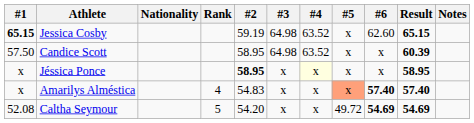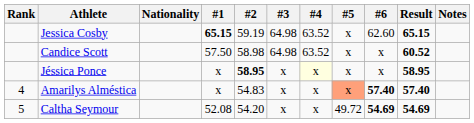columns swapped: (218, 14) <-> (21, 14)
(251, 52) 58.95 -> (251, 52) 58.98
(416, 52) 60.39 -> (416, 52) 60.52
